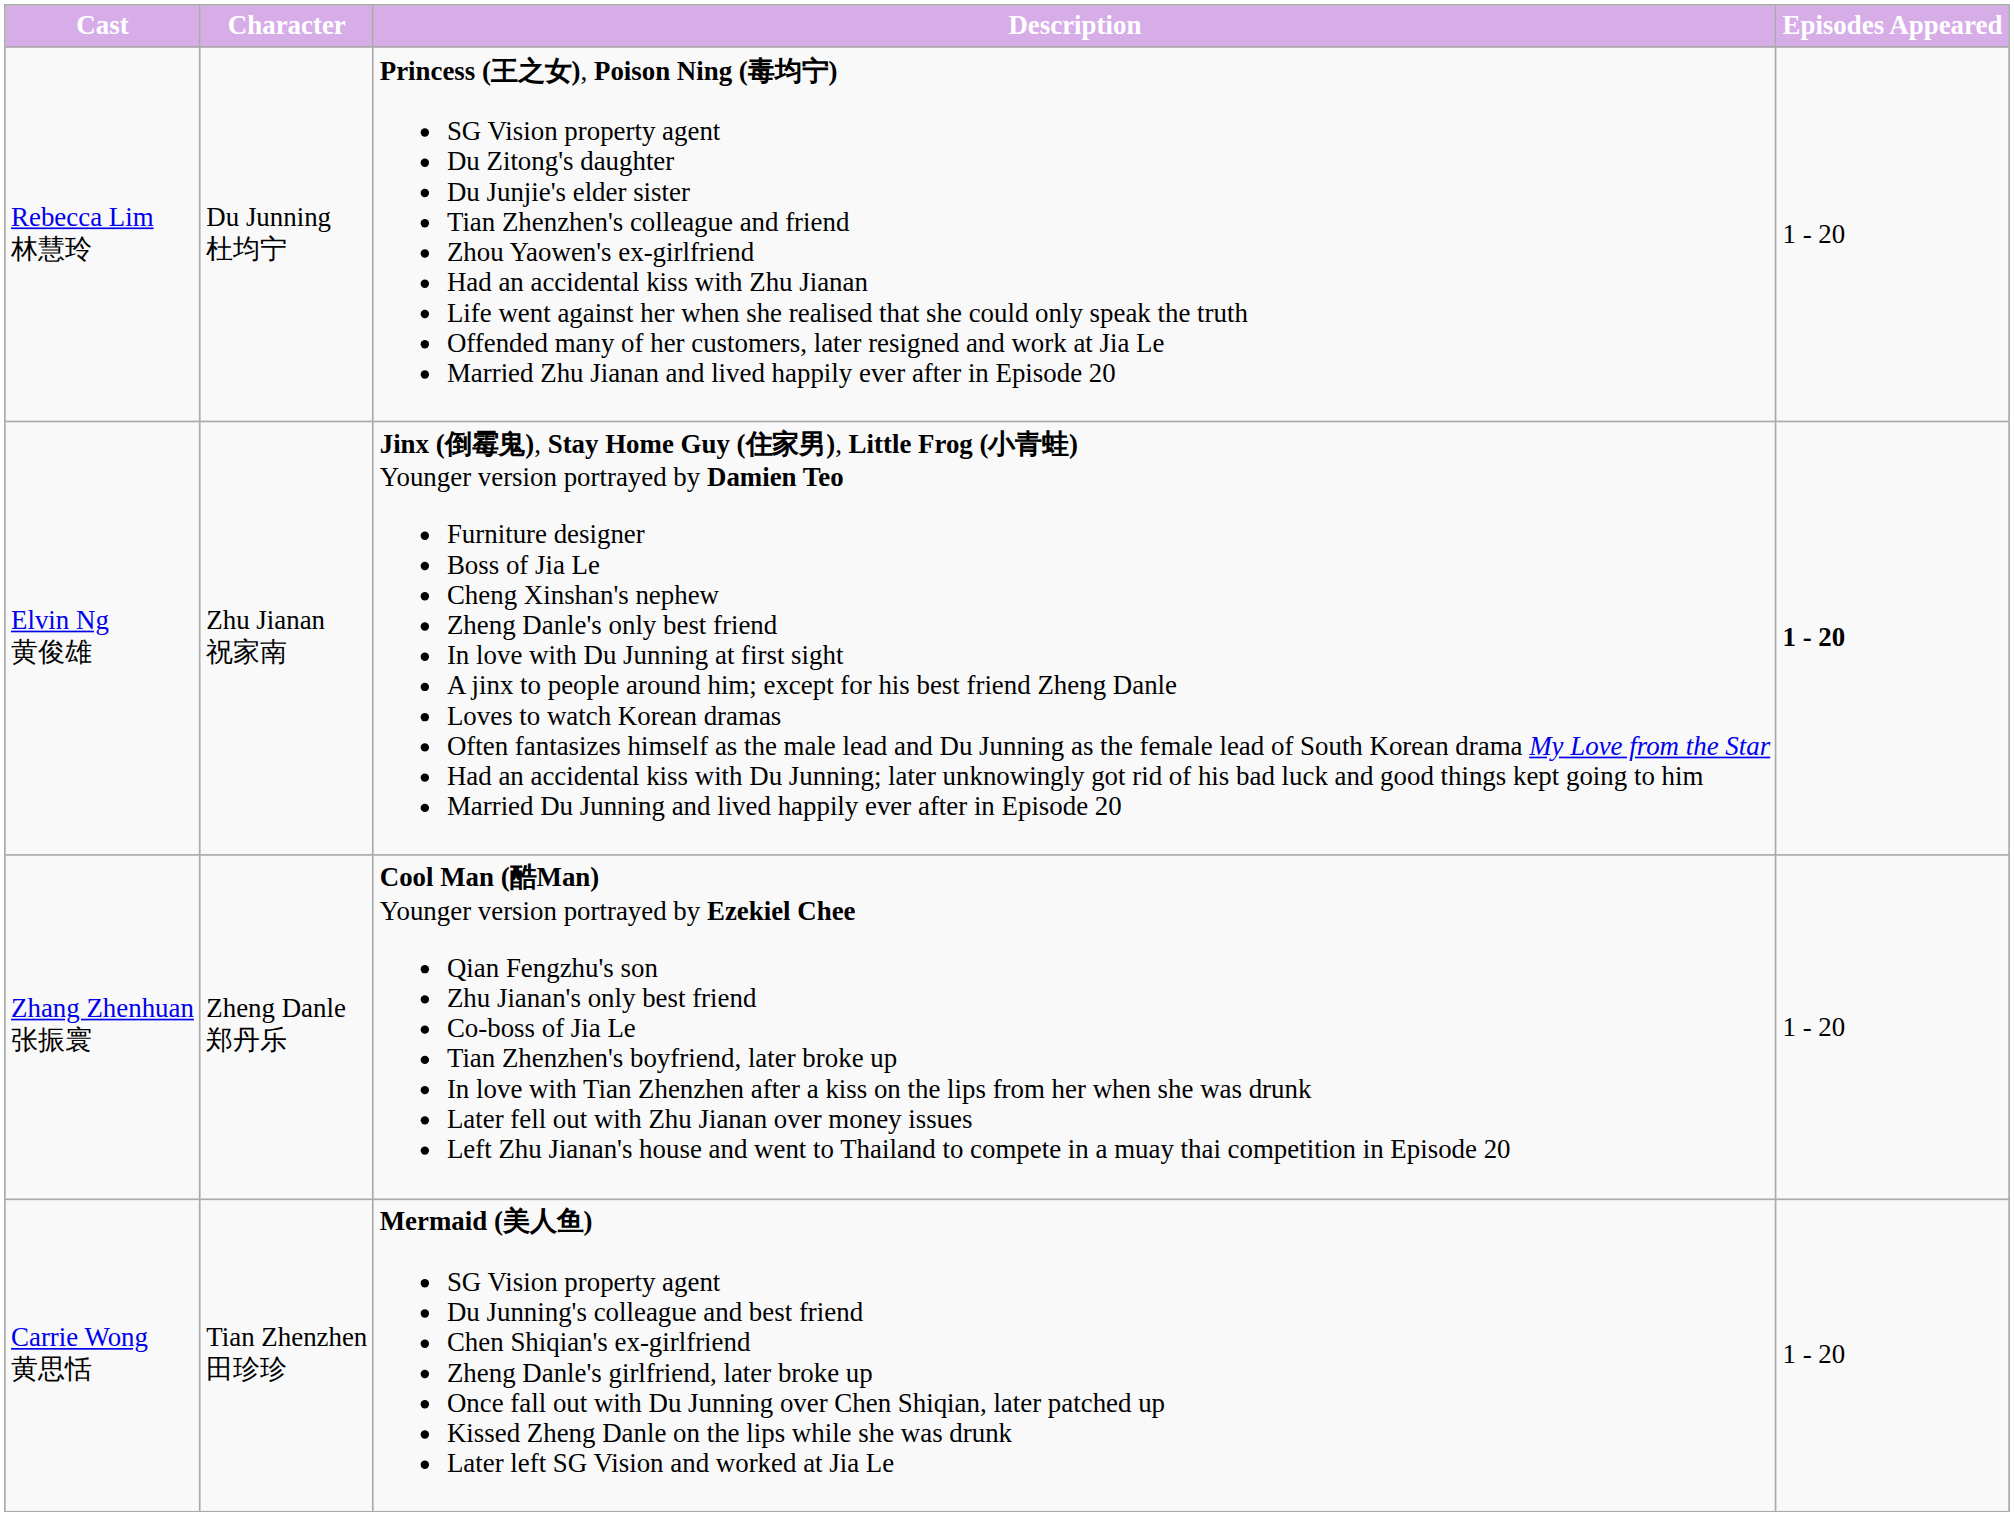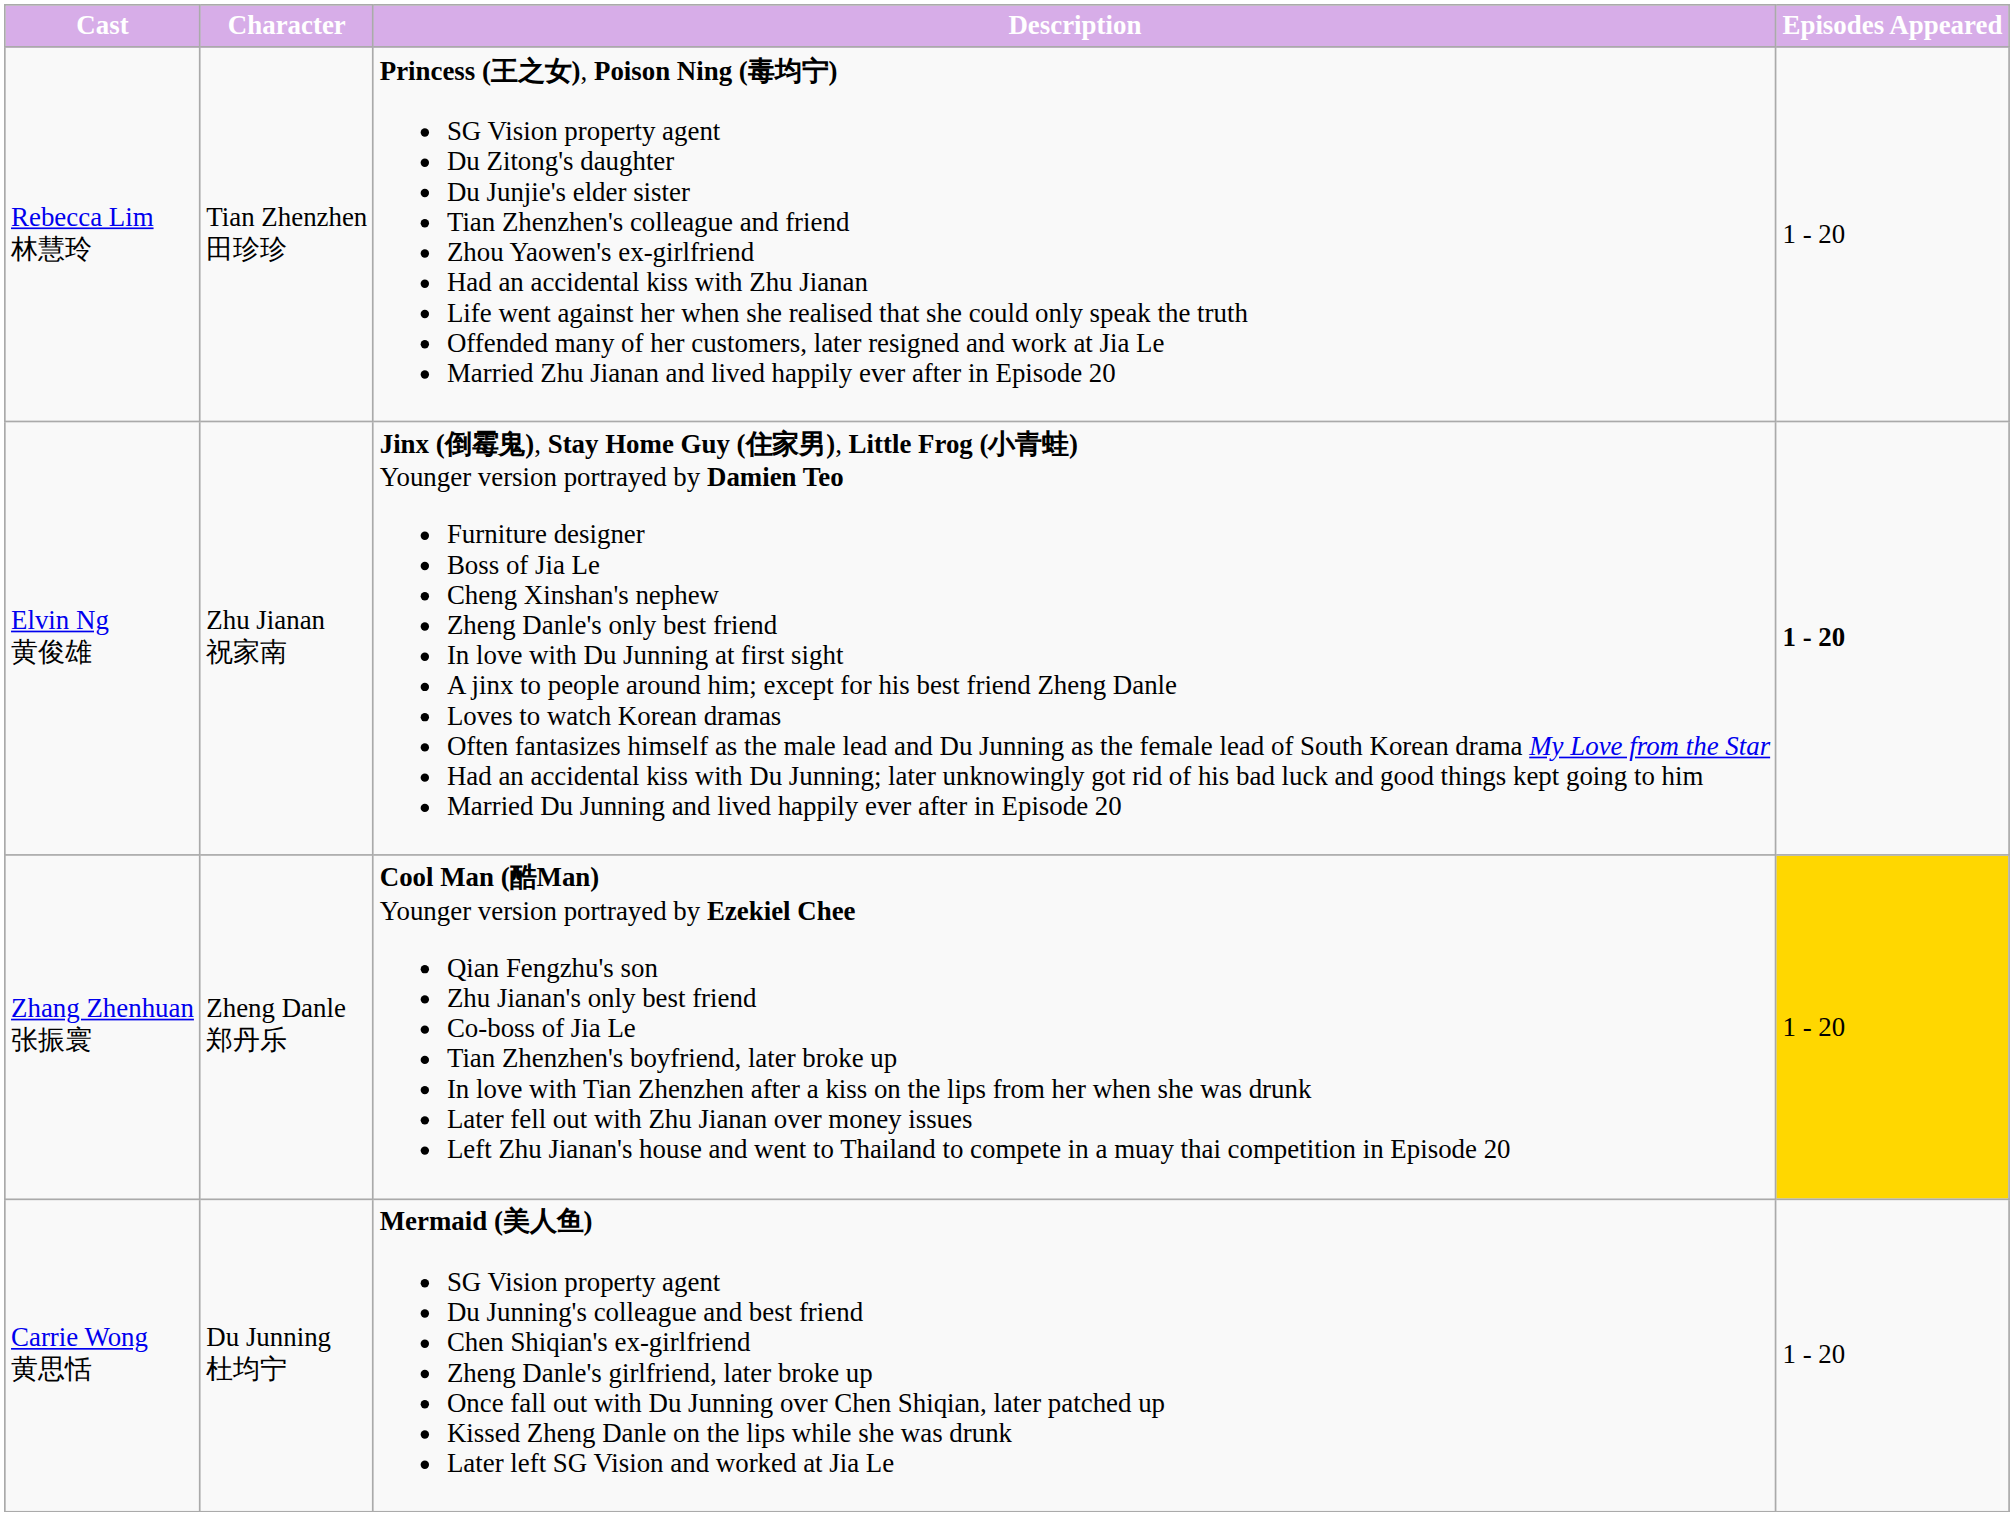(269, 232) Du Junning 杜均宁 -> (287, 232) Tian Zhenzhen 田珍珍
(1814, 1026) no background -> (1814, 1026) gold background
(287, 1353) Tian Zhenzhen 田珍珍 -> (269, 1353) Du Junning 杜均宁
